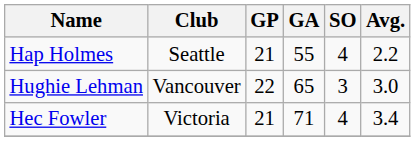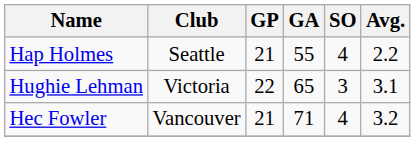(197, 86) Vancouver -> (197, 86) Victoria
(386, 86) 3.0 -> (386, 86) 3.1
(197, 119) Victoria -> (197, 119) Vancouver
(386, 119) 3.4 -> (386, 119) 3.2
